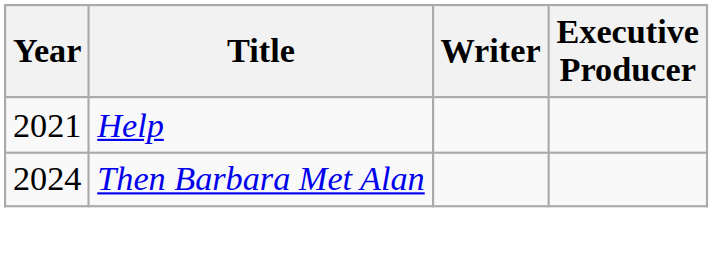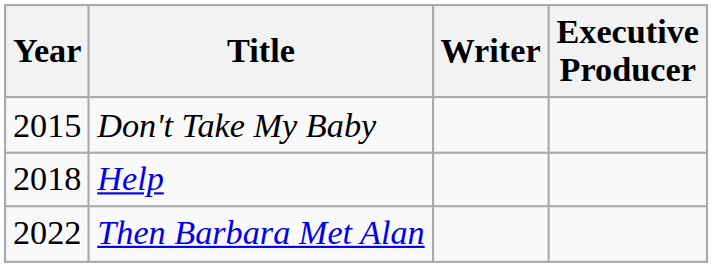+ row: (237, 124)
(47, 124) 2021 -> (47, 178) 2018
(47, 178) 2024 -> (47, 233) 2022
